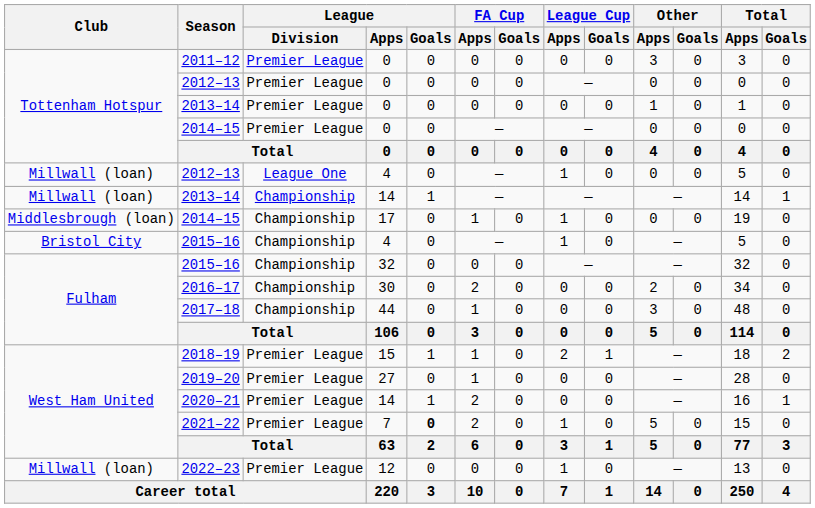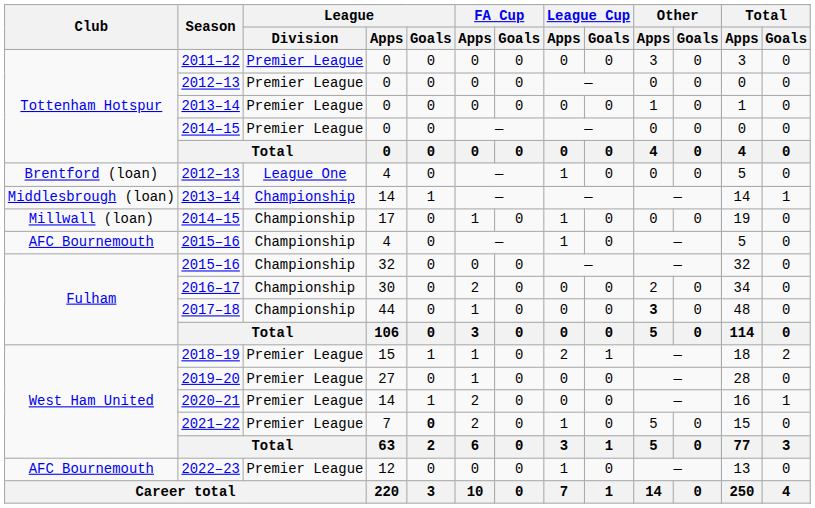(91, 175) Millwall (loan) -> (91, 175) Brentford (loan)
(91, 197) Millwall (loan) -> (91, 197) Middlesbrough (loan)
(91, 220) Middlesbrough (loan) -> (91, 220) Millwall (loan)
(91, 243) Bristol City -> (91, 243) AFC Bournemouth
(654, 311) normal -> (654, 311) bold
(91, 469) Millwall (loan) -> (91, 469) AFC Bournemouth
